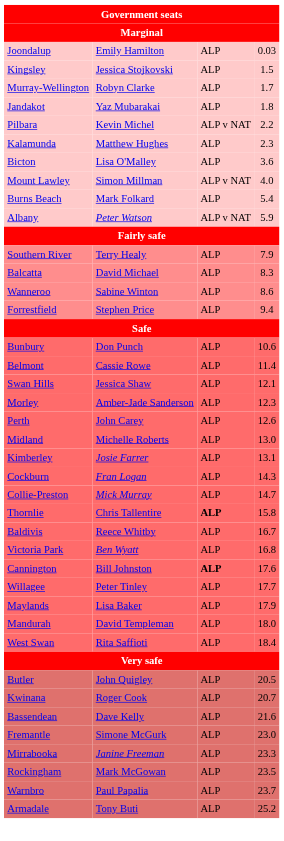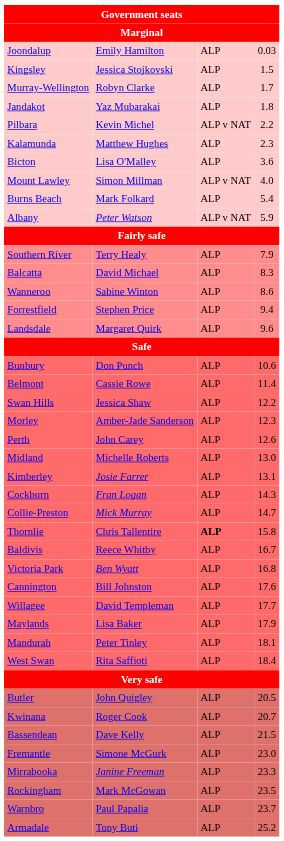+ row: (29, 328)
(267, 384) 12.1 -> (267, 402) 12.2
(211, 569) bold -> (210, 587) normal
(121, 587) Peter Tinley -> (135, 605) David Templeman
(135, 624) David Templeman -> (121, 642) Peter Tinley
(267, 624) 18.0 -> (267, 642) 18.1
(267, 716) 21.6 -> (267, 735) 21.5
